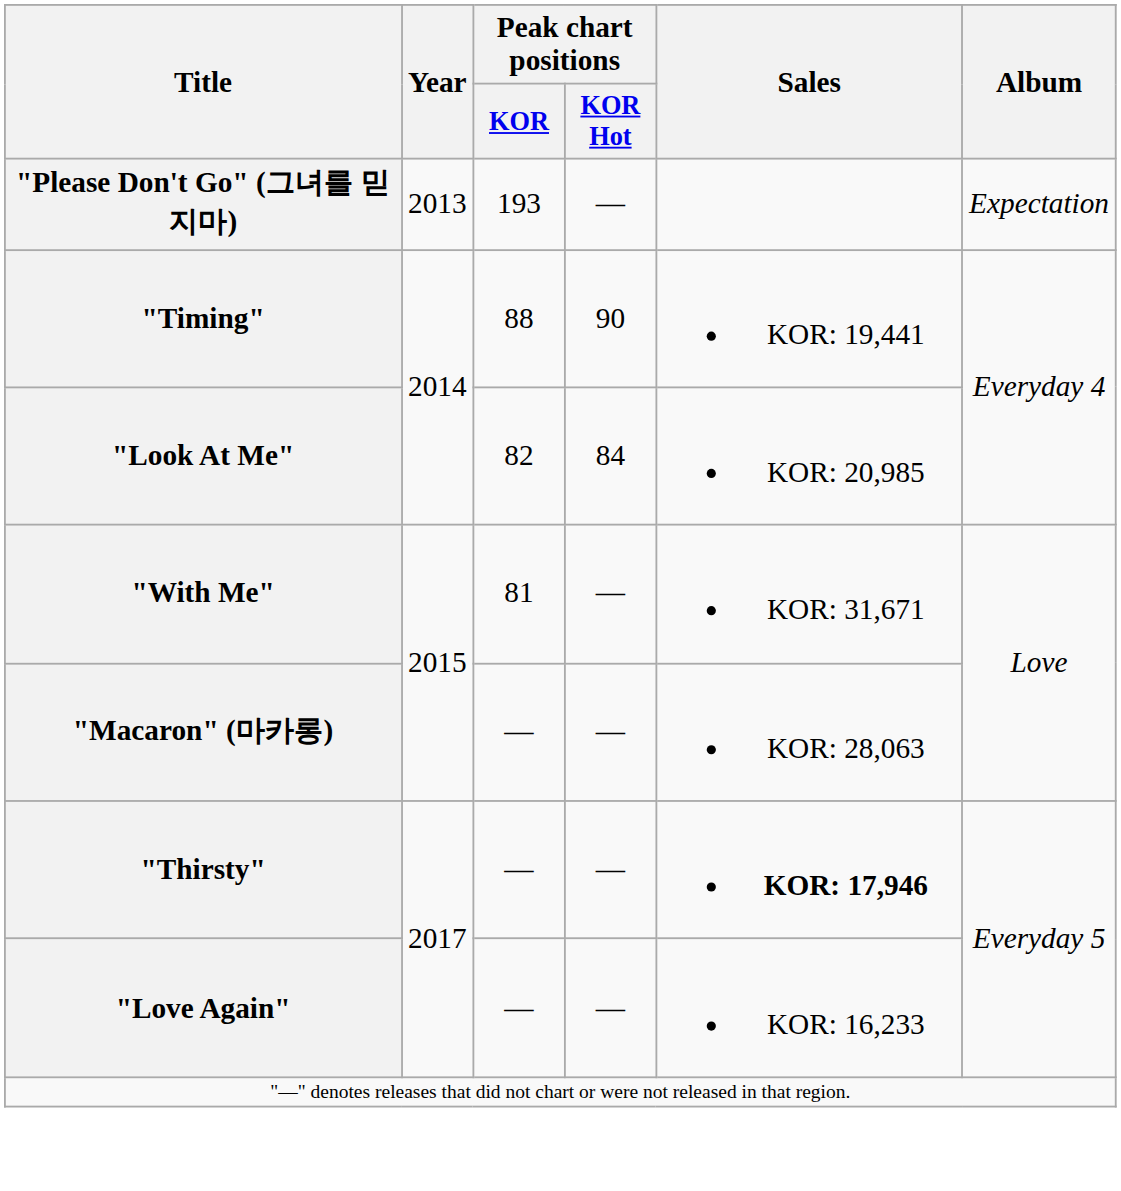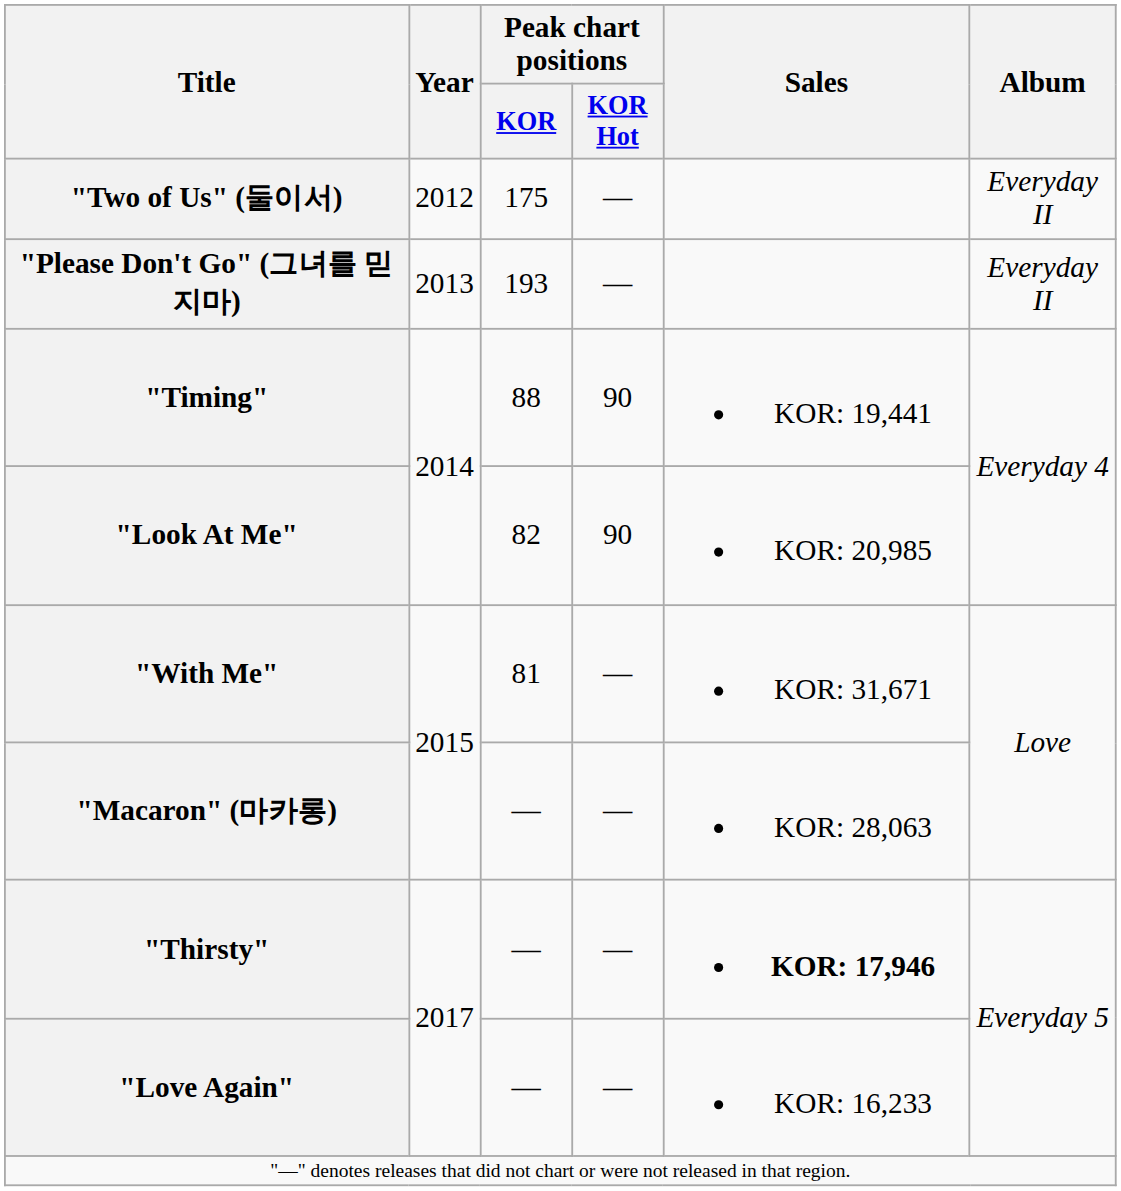+ row: (207, 197)
(1039, 203) Expectation -> (1043, 283) Everyday II
(610, 455) 84 -> (618, 535) 90
